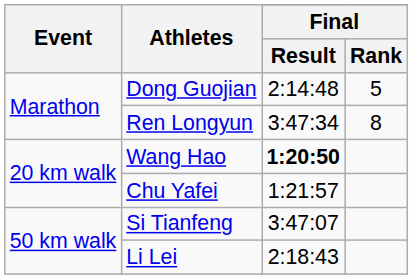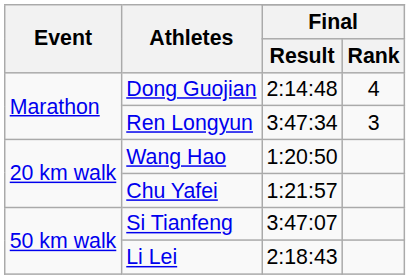(376, 89) 5 -> (374, 89) 4
(376, 123) 8 -> (374, 123) 3
(303, 157) bold -> (302, 157) normal
